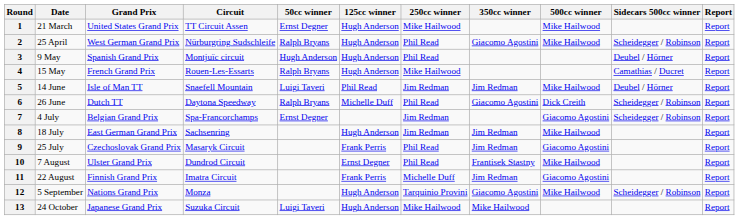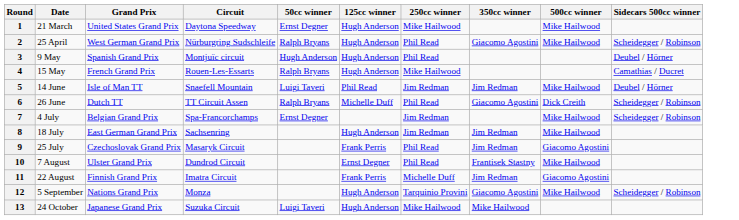- column: (718, 11)
(216, 26) TT Circuit Assen -> (220, 26) Daytona Speedway
(220, 101) Daytona Speedway -> (216, 101) TT Circuit Assen
(576, 116) Giacomo Agostini -> (571, 116) Mike Hailwood
